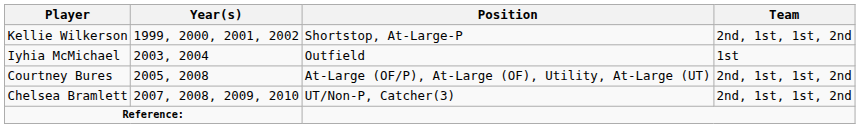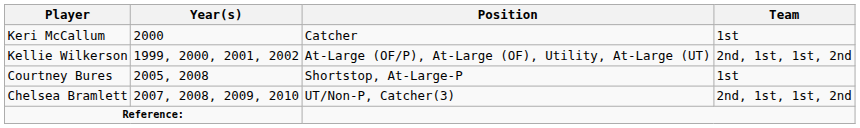+ row: (56, 35)
(384, 35) Shortstop, At-Large-P -> (508, 55) At-Large (OF/P), At-Large (OF), Utility, At-Large (UT)
- row: (64, 55)
(508, 76) At-Large (OF/P), At-Large (OF), Utility, At-Large (UT) -> (384, 76) Shortstop, At-Large-P
(784, 76) 2nd, 1st, 1st, 2nd -> (728, 76) 1st
